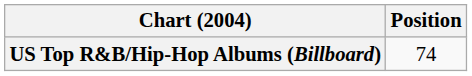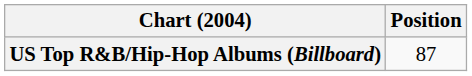(426, 53) 74 -> (426, 53) 87
